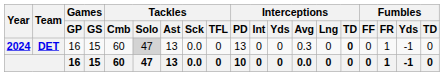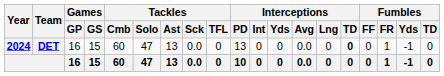(147, 46) lightgrey background -> (147, 46) no background
(304, 46) 0.3 -> (304, 46) 0.0
